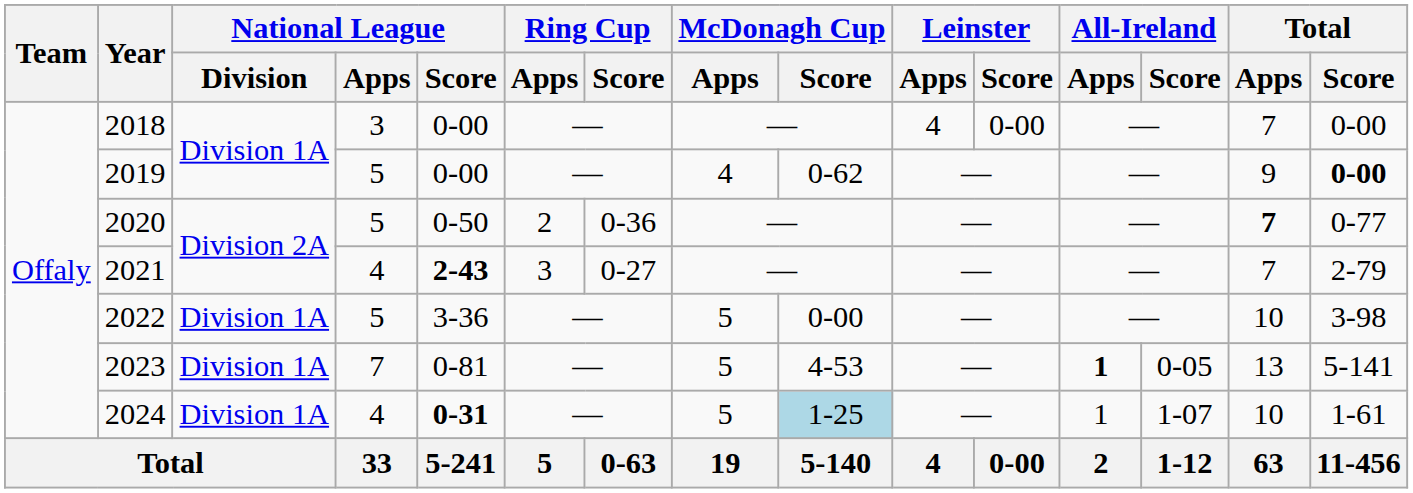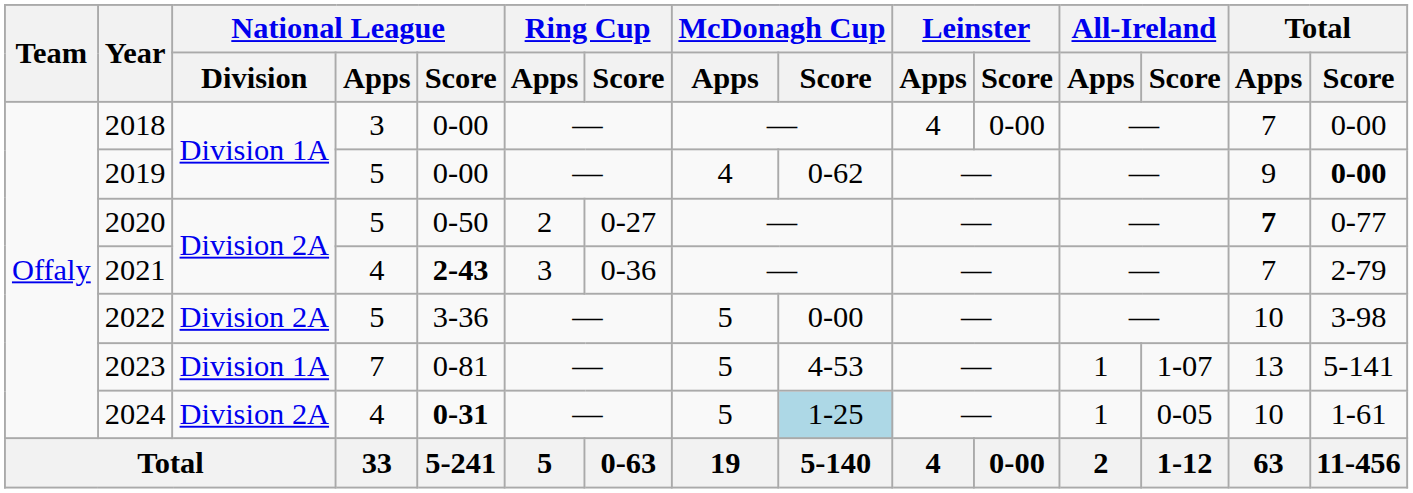(628, 221) 0-36 -> (628, 221) 0-27
(628, 269) 0-27 -> (628, 269) 0-36
(254, 317) Division 1A -> (254, 317) Division 2A
(1101, 366) bold -> (1101, 366) normal
(1185, 366) 0-05 -> (1185, 366) 1-07
(254, 414) Division 1A -> (254, 414) Division 2A
(1185, 414) 1-07 -> (1185, 414) 0-05
